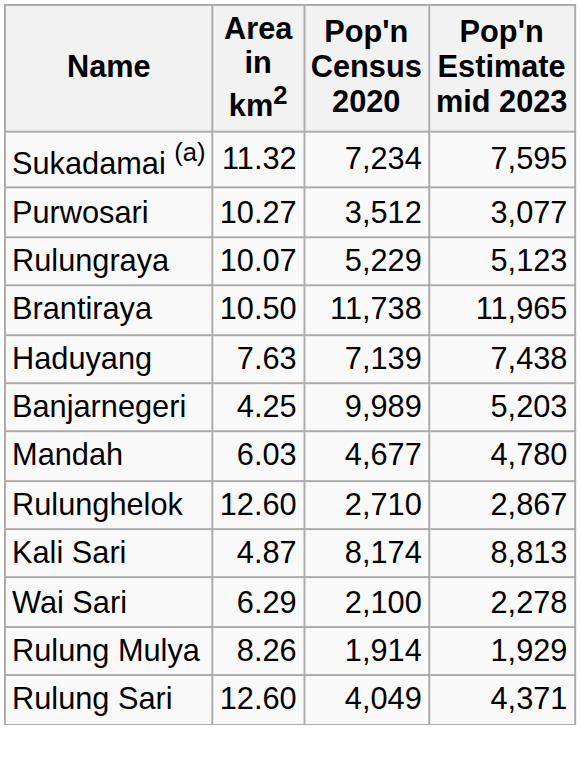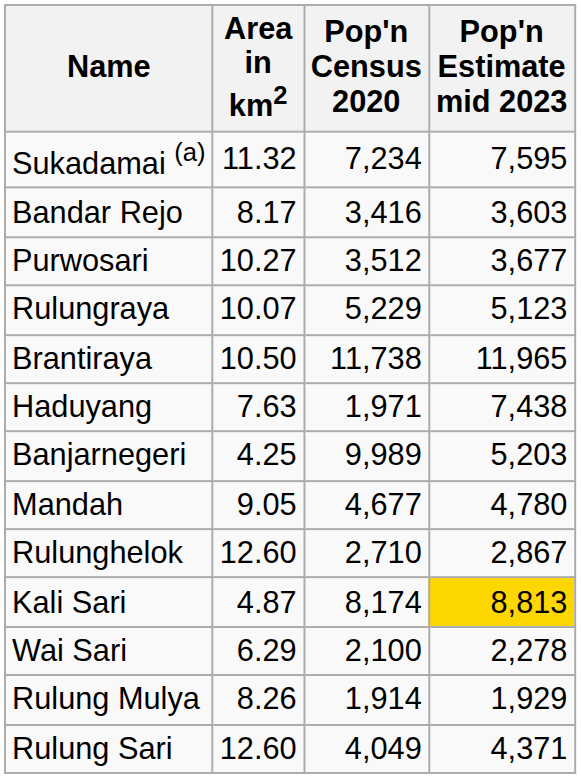+ row: (97, 212)
(529, 212) 3,077 -> (529, 260) 3,677
(383, 358) 7,139 -> (383, 406) 1,971
(267, 455) 6.03 -> (267, 504) 9.05
(529, 553) no background -> (529, 601) gold background
